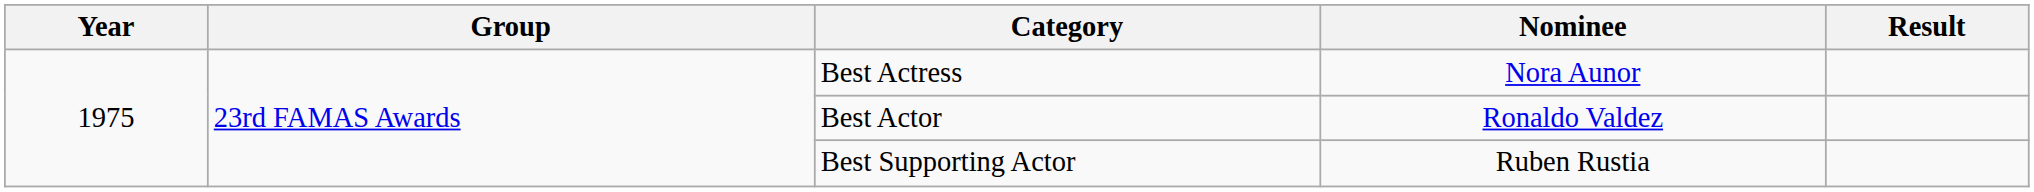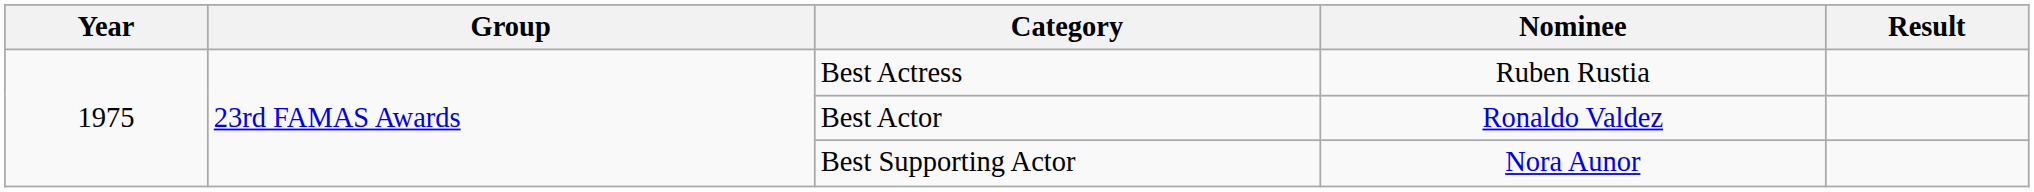(1573, 72) Nora Aunor -> (1573, 72) Ruben Rustia
(1573, 162) Ruben Rustia -> (1573, 162) Nora Aunor
